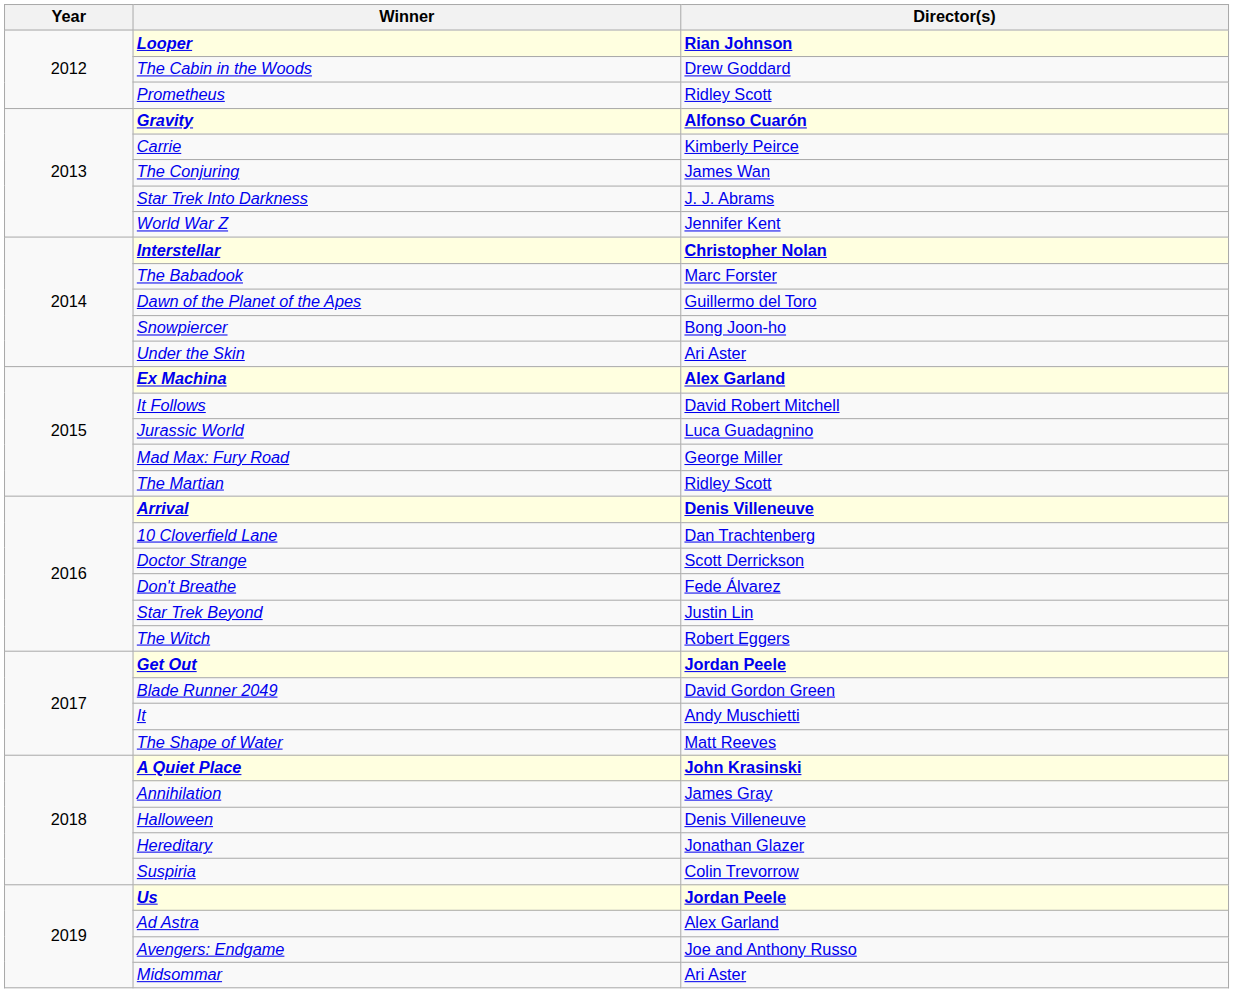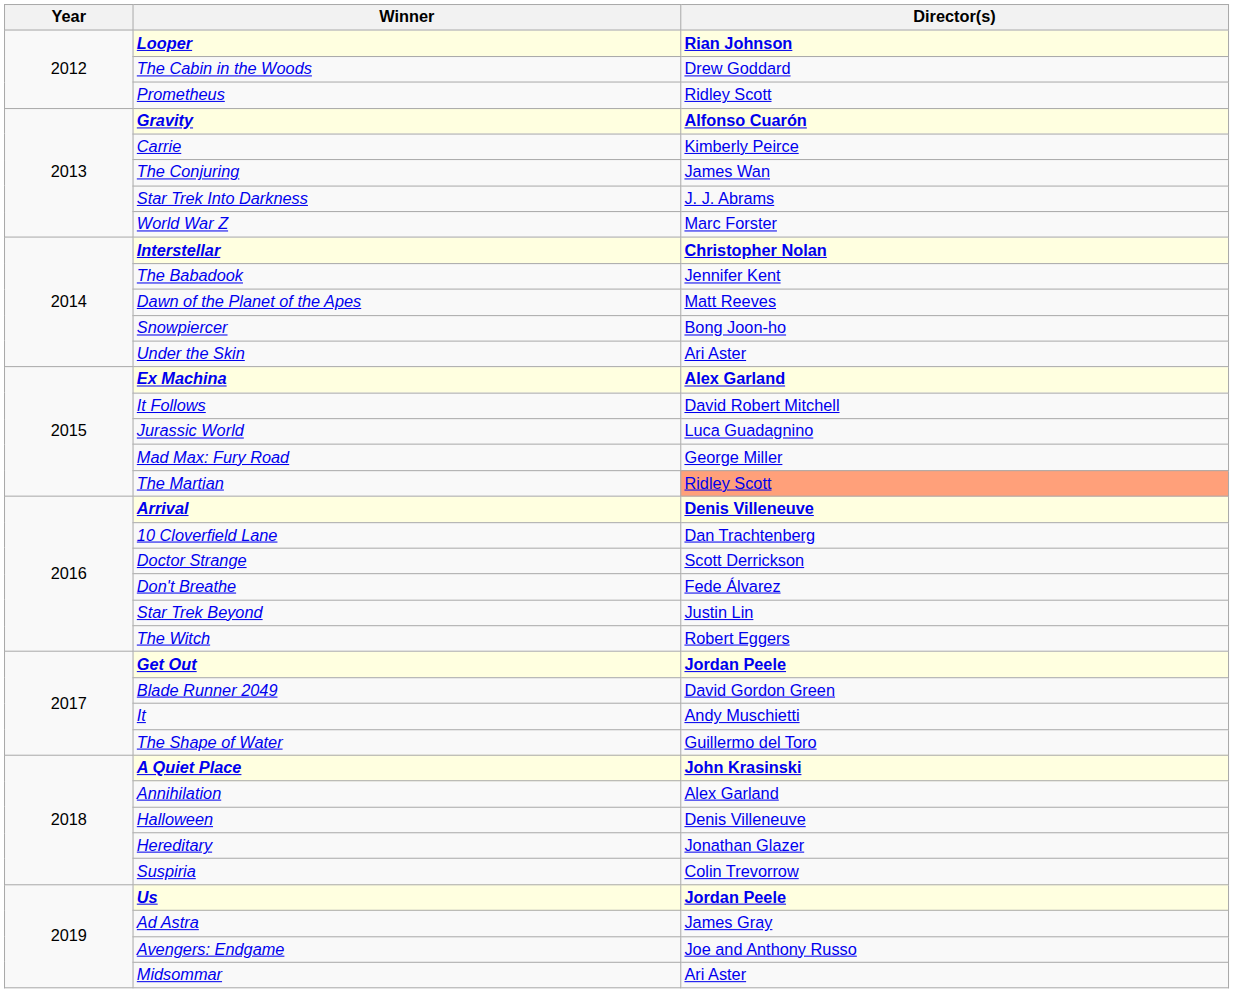(733, 224) Jennifer Kent -> (731, 224) Marc Forster
(731, 276) Marc Forster -> (733, 276) Jennifer Kent
(751, 302) Guillermo del Toro -> (730, 302) Matt Reeves
(728, 483) no background -> (728, 483) lightsalmon background
(730, 742) Matt Reeves -> (751, 742) Guillermo del Toro
(728, 793) James Gray -> (732, 793) Alex Garland
(732, 923) Alex Garland -> (728, 923) James Gray
